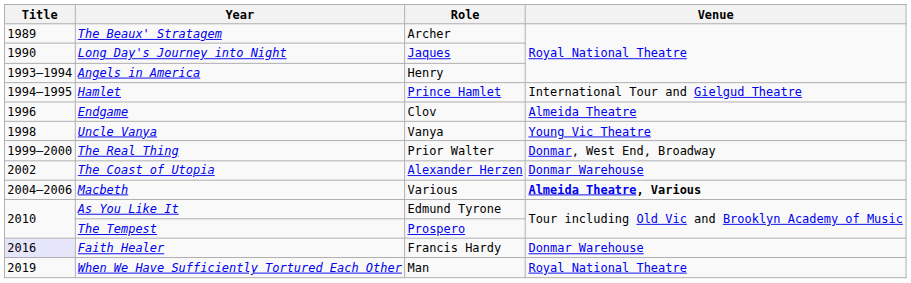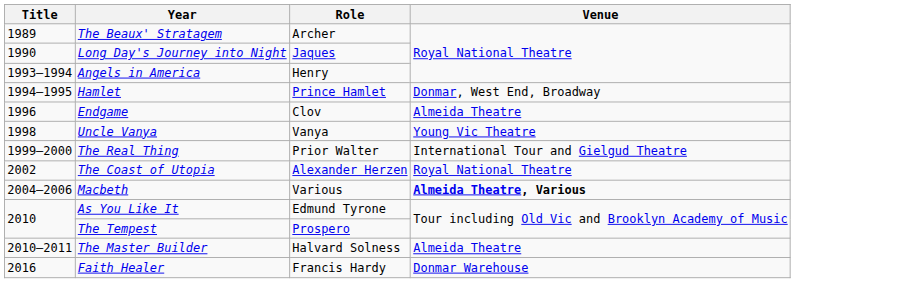(665, 92) International Tour and Gielgud Theatre -> (507, 92) Donmar, West End, Broadway
(622, 151) Donmar, West End, Broadway -> (550, 151) International Tour and Gielgud Theatre
(586, 170) Donmar Warehouse -> (492, 170) Royal National Theatre
+ row: (143, 248)
(22, 248) lavender background -> (22, 268) no background
- row: (240, 268)
